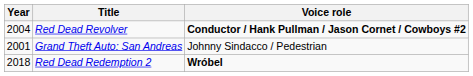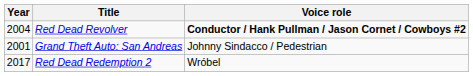(19, 63) 2018 -> (19, 63) 2017
(205, 63) bold -> (204, 63) normal
